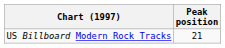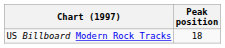(197, 36) 21 -> (197, 36) 18
